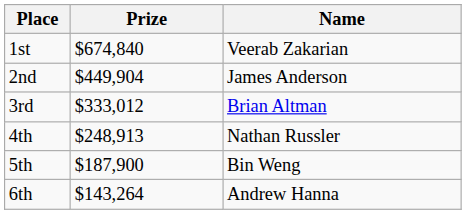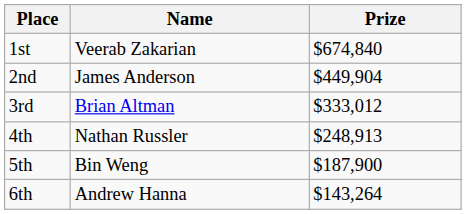columns swapped: (342, 19) <-> (147, 19)
